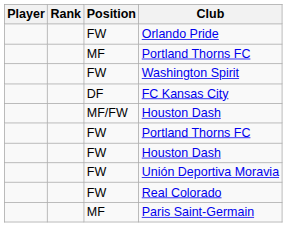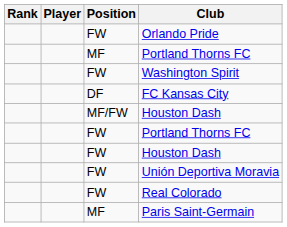columns swapped: (66, 14) <-> (26, 14)
